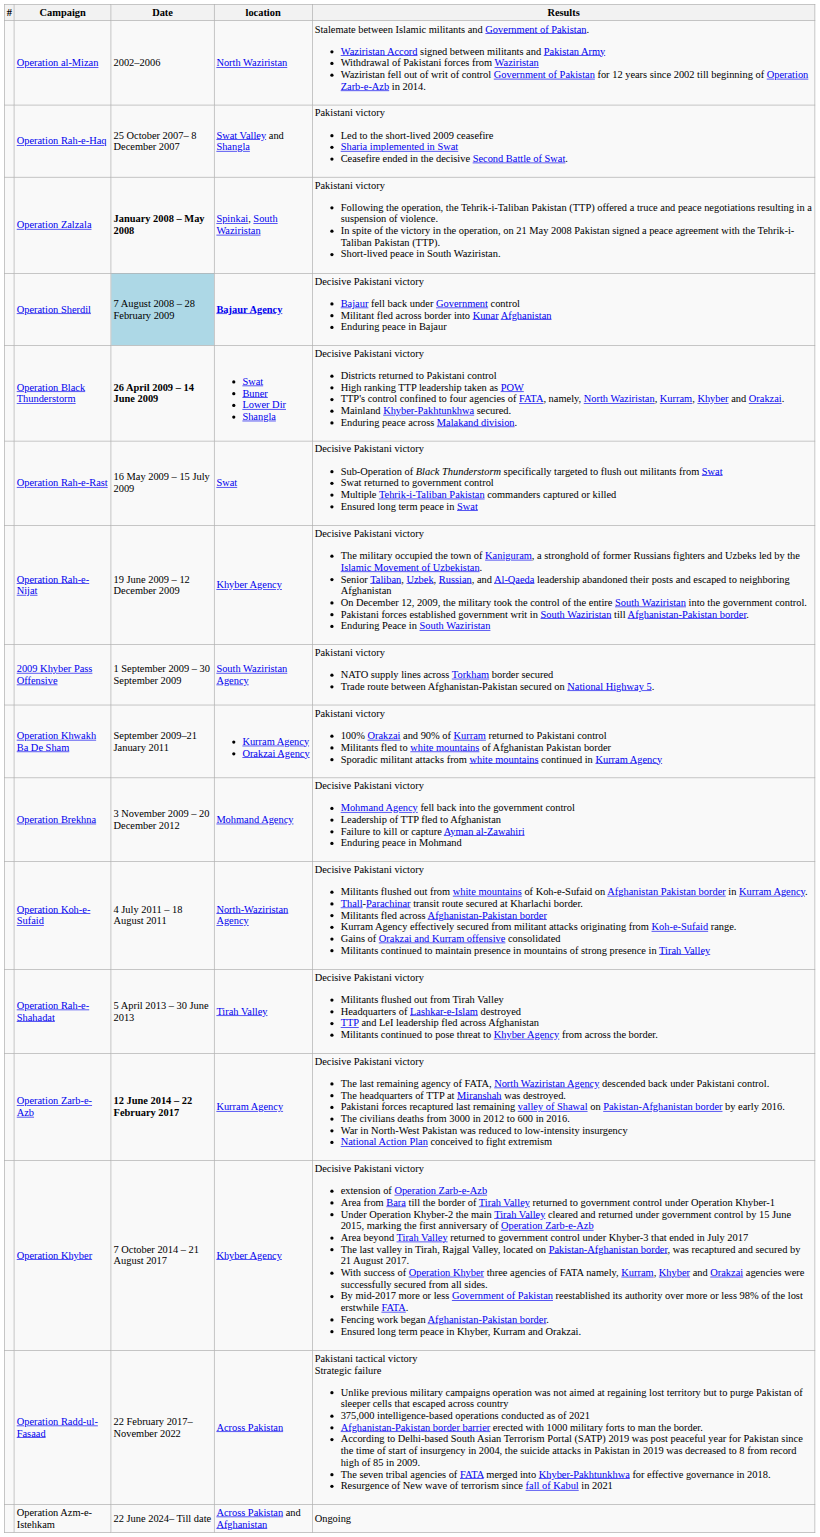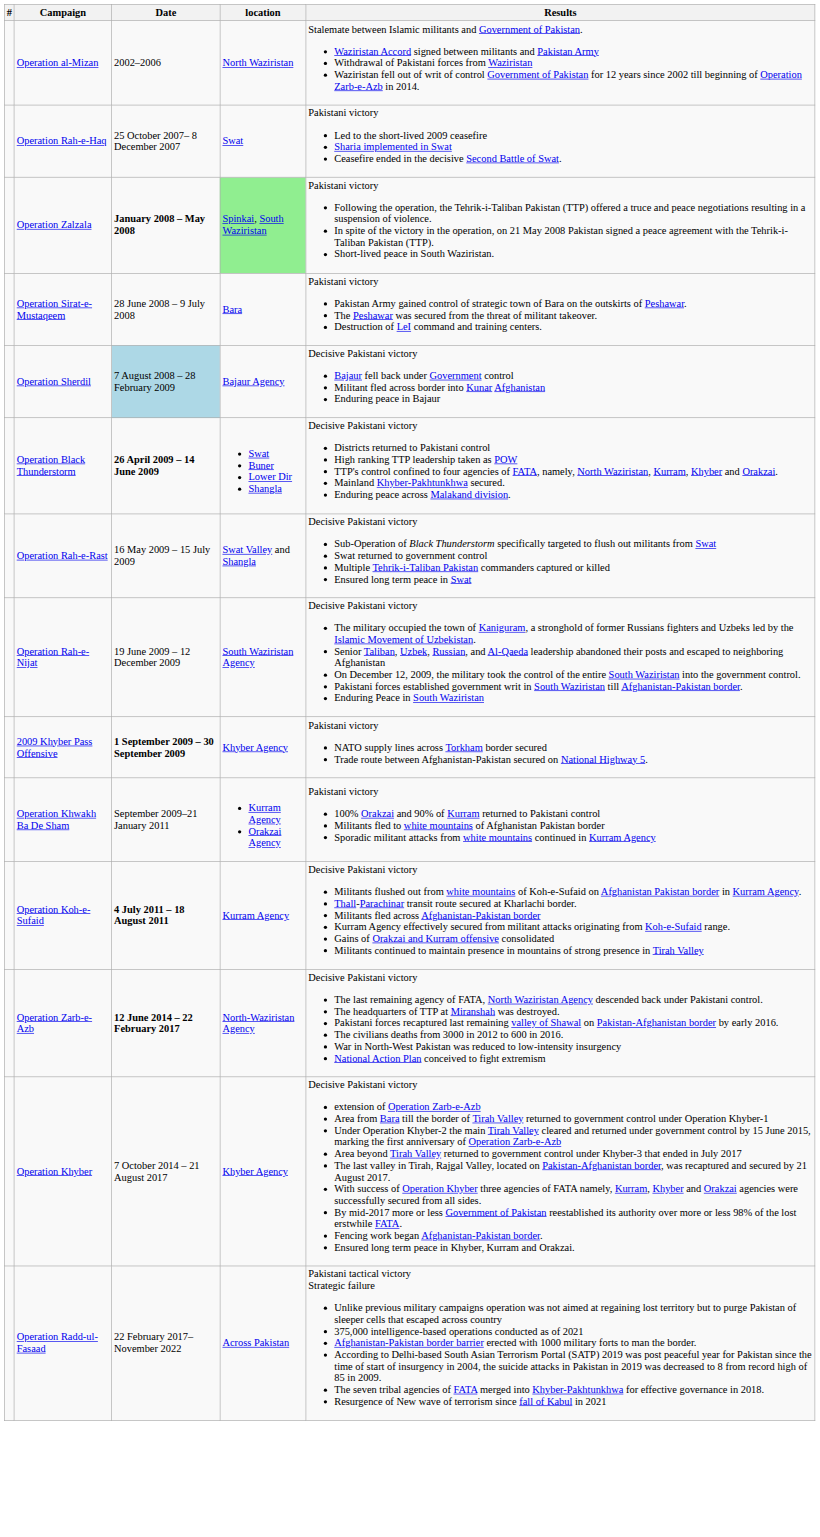(250, 141) Swat Valley and Shangla -> (233, 141) Swat
(247, 225) no background -> (253, 225) lightgreen background
+ row: (54, 309)
(249, 309) bold -> (254, 381) normal
(227, 483) Swat -> (256, 555) Swat Valley and Shangla
(249, 585) Khyber Agency -> (258, 657) South Waziristan Agency
(162, 675) normal -> (164, 747) bold
(252, 675) South Waziristan Agency -> (255, 747) Khyber Agency
- row: (56, 819)
(148, 915) normal -> (149, 915) bold
(252, 915) North-Waziristan Agency -> (256, 915) Kurram Agency
- row: (53, 1011)
(250, 1107) Kurram Agency -> (258, 1023) North-Waziristan Agency
- row: (54, 1518)
